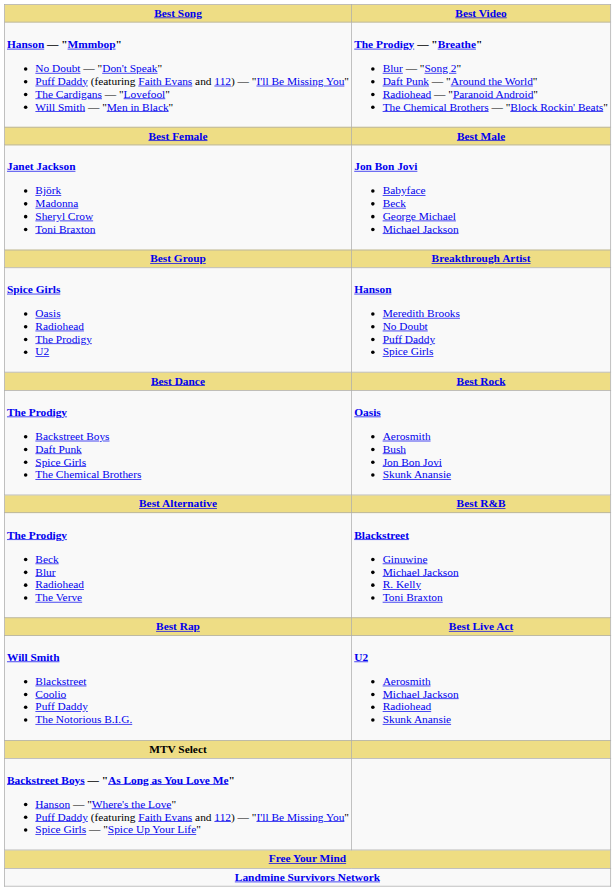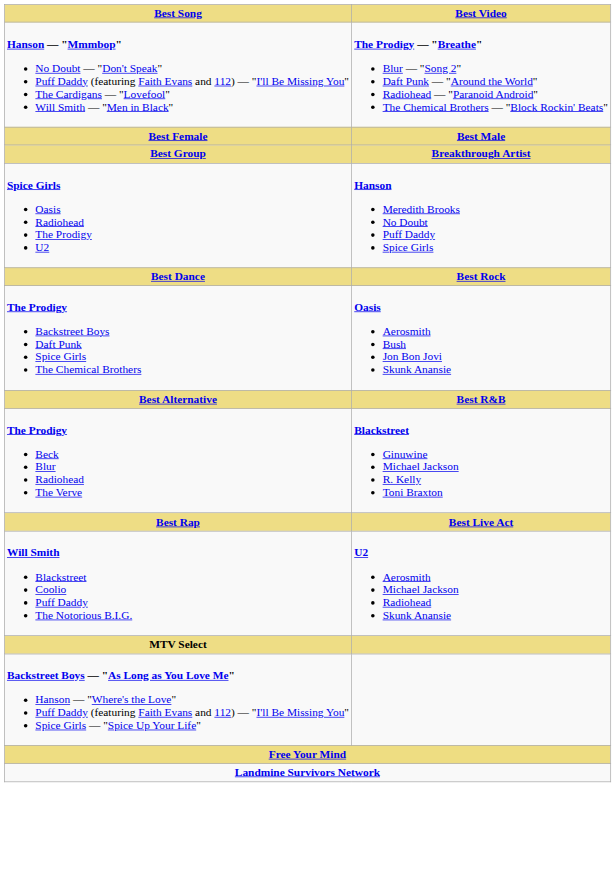- row: (178, 198)
